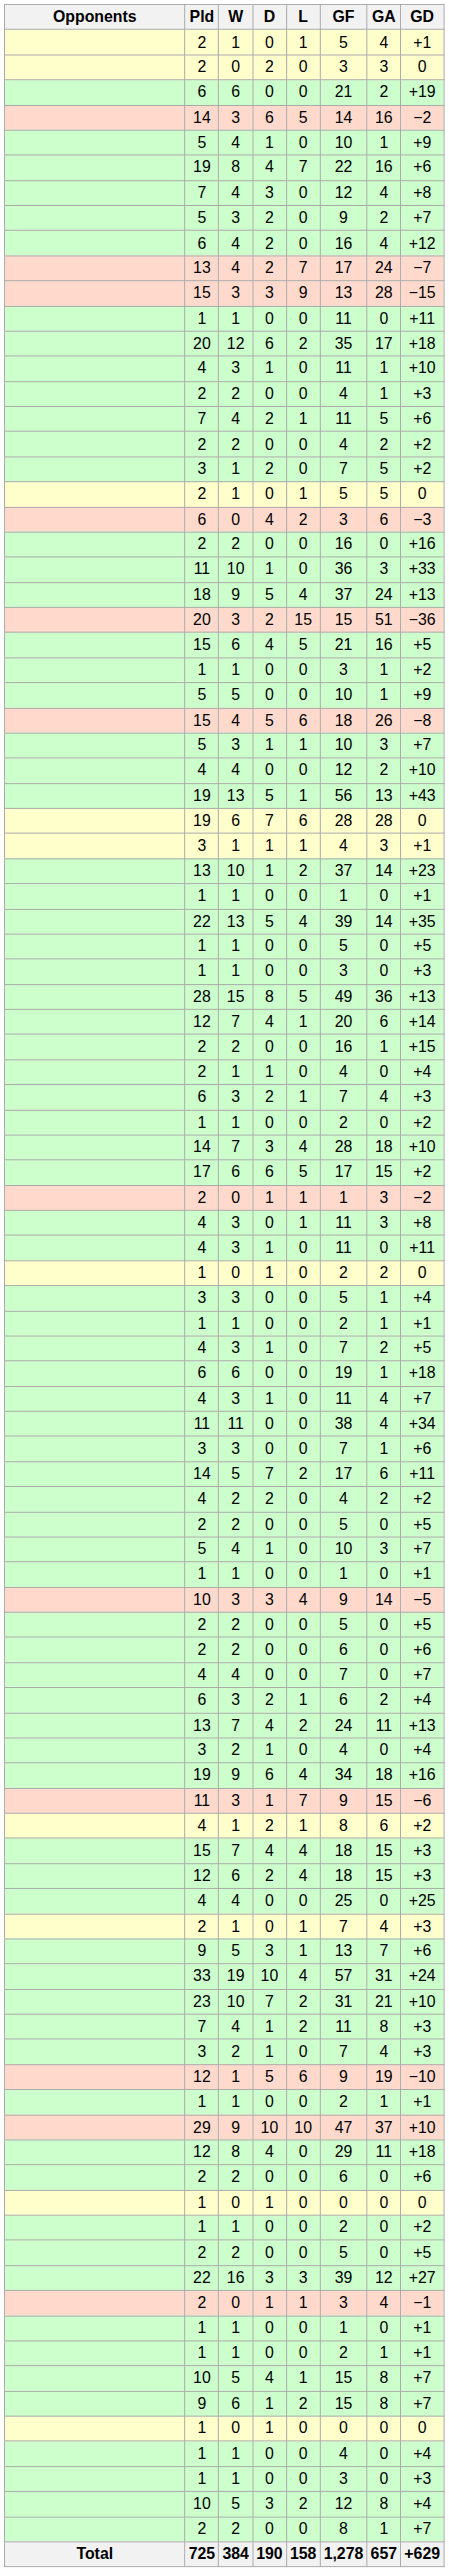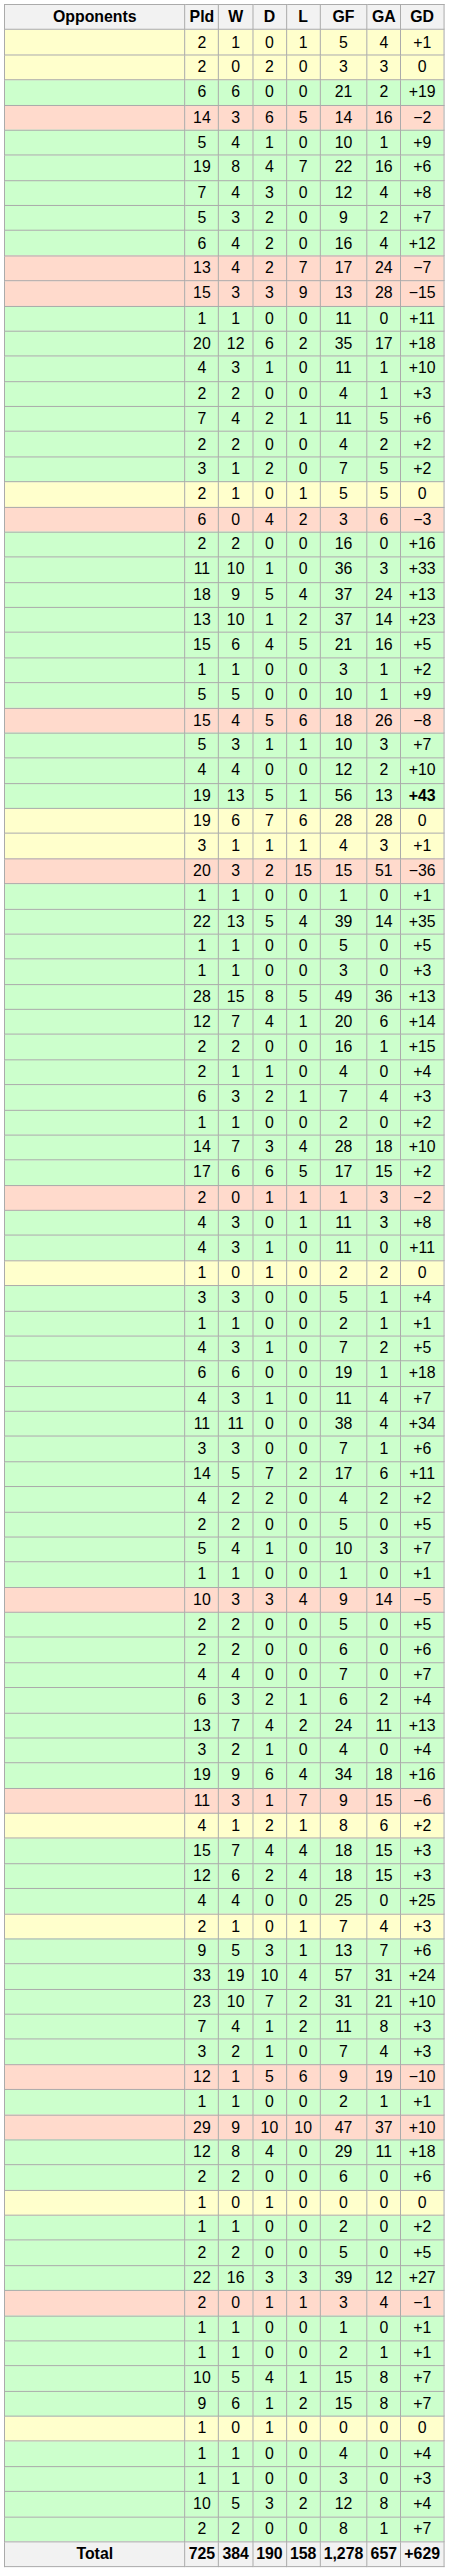rows swapped: (202, 871) <-> (202, 619)
(422, 795) normal -> (422, 795) bold
